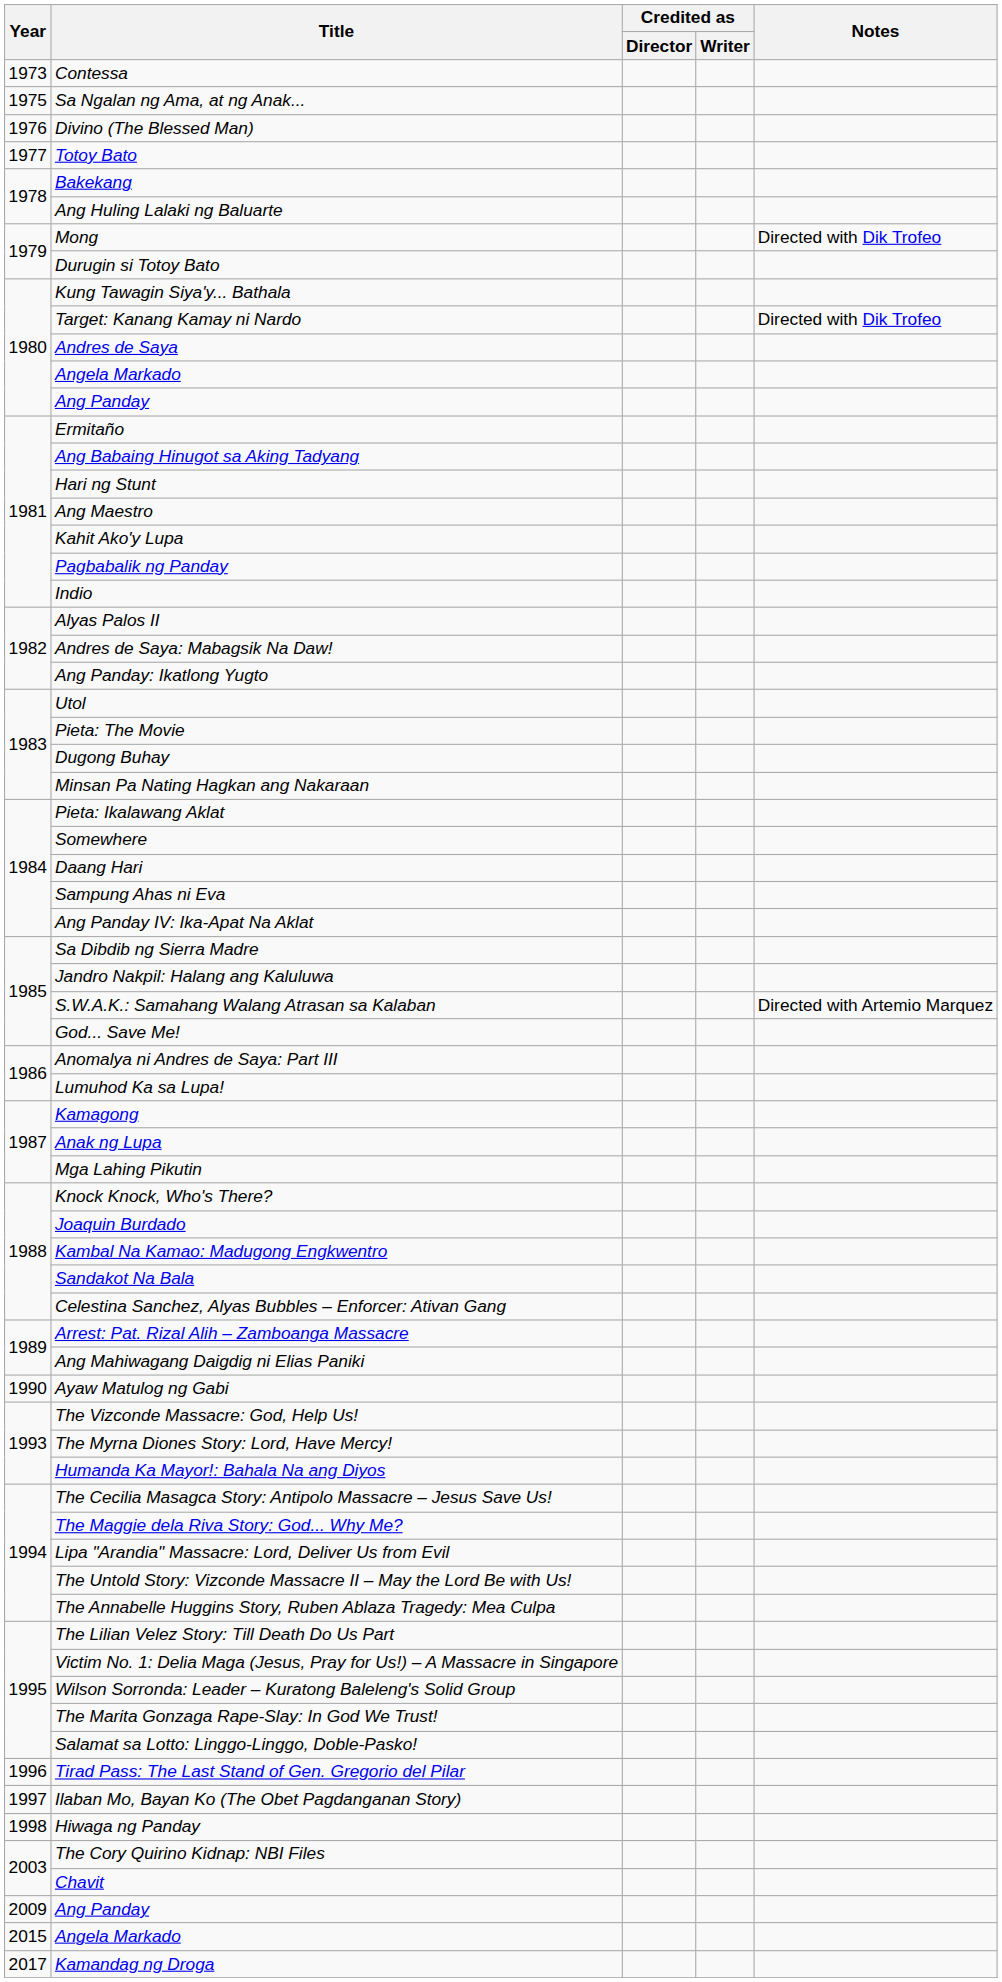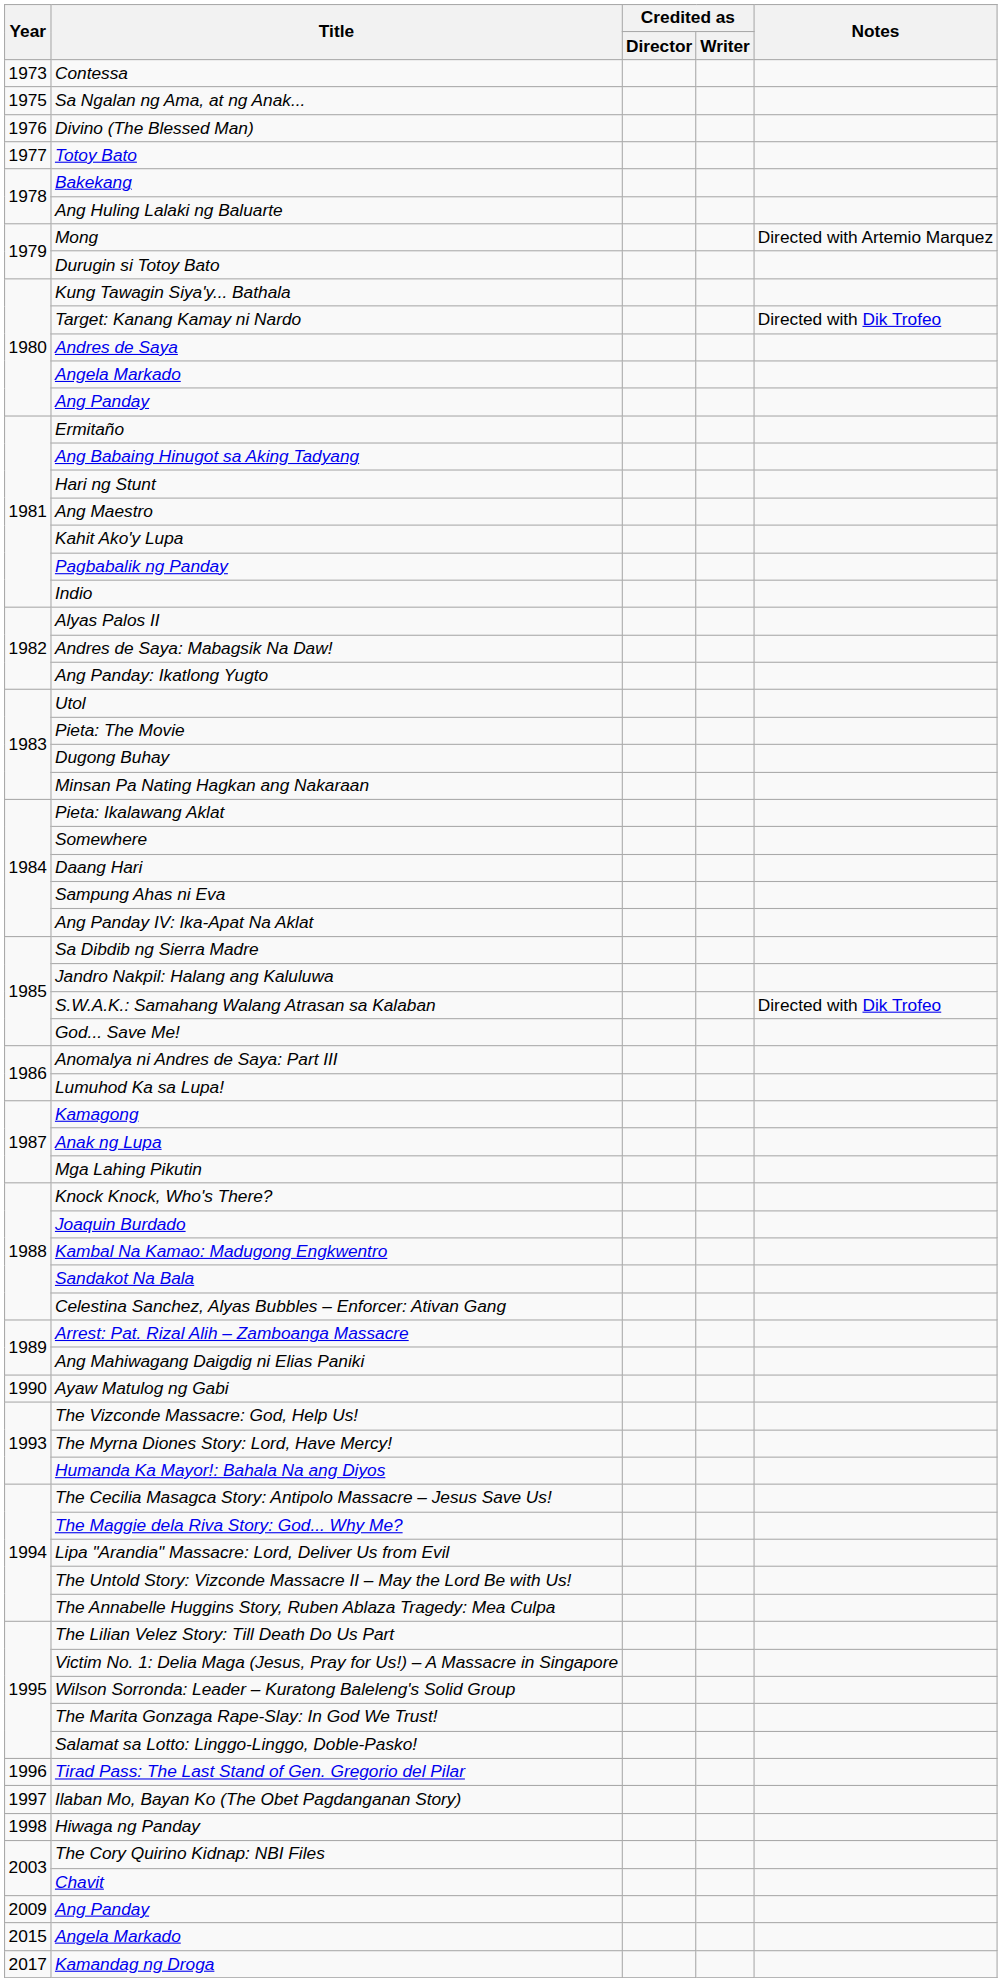(850, 237) Directed with Dik Trofeo -> (875, 237) Directed with Artemio Marquez
(875, 1004) Directed with Artemio Marquez -> (850, 1004) Directed with Dik Trofeo
